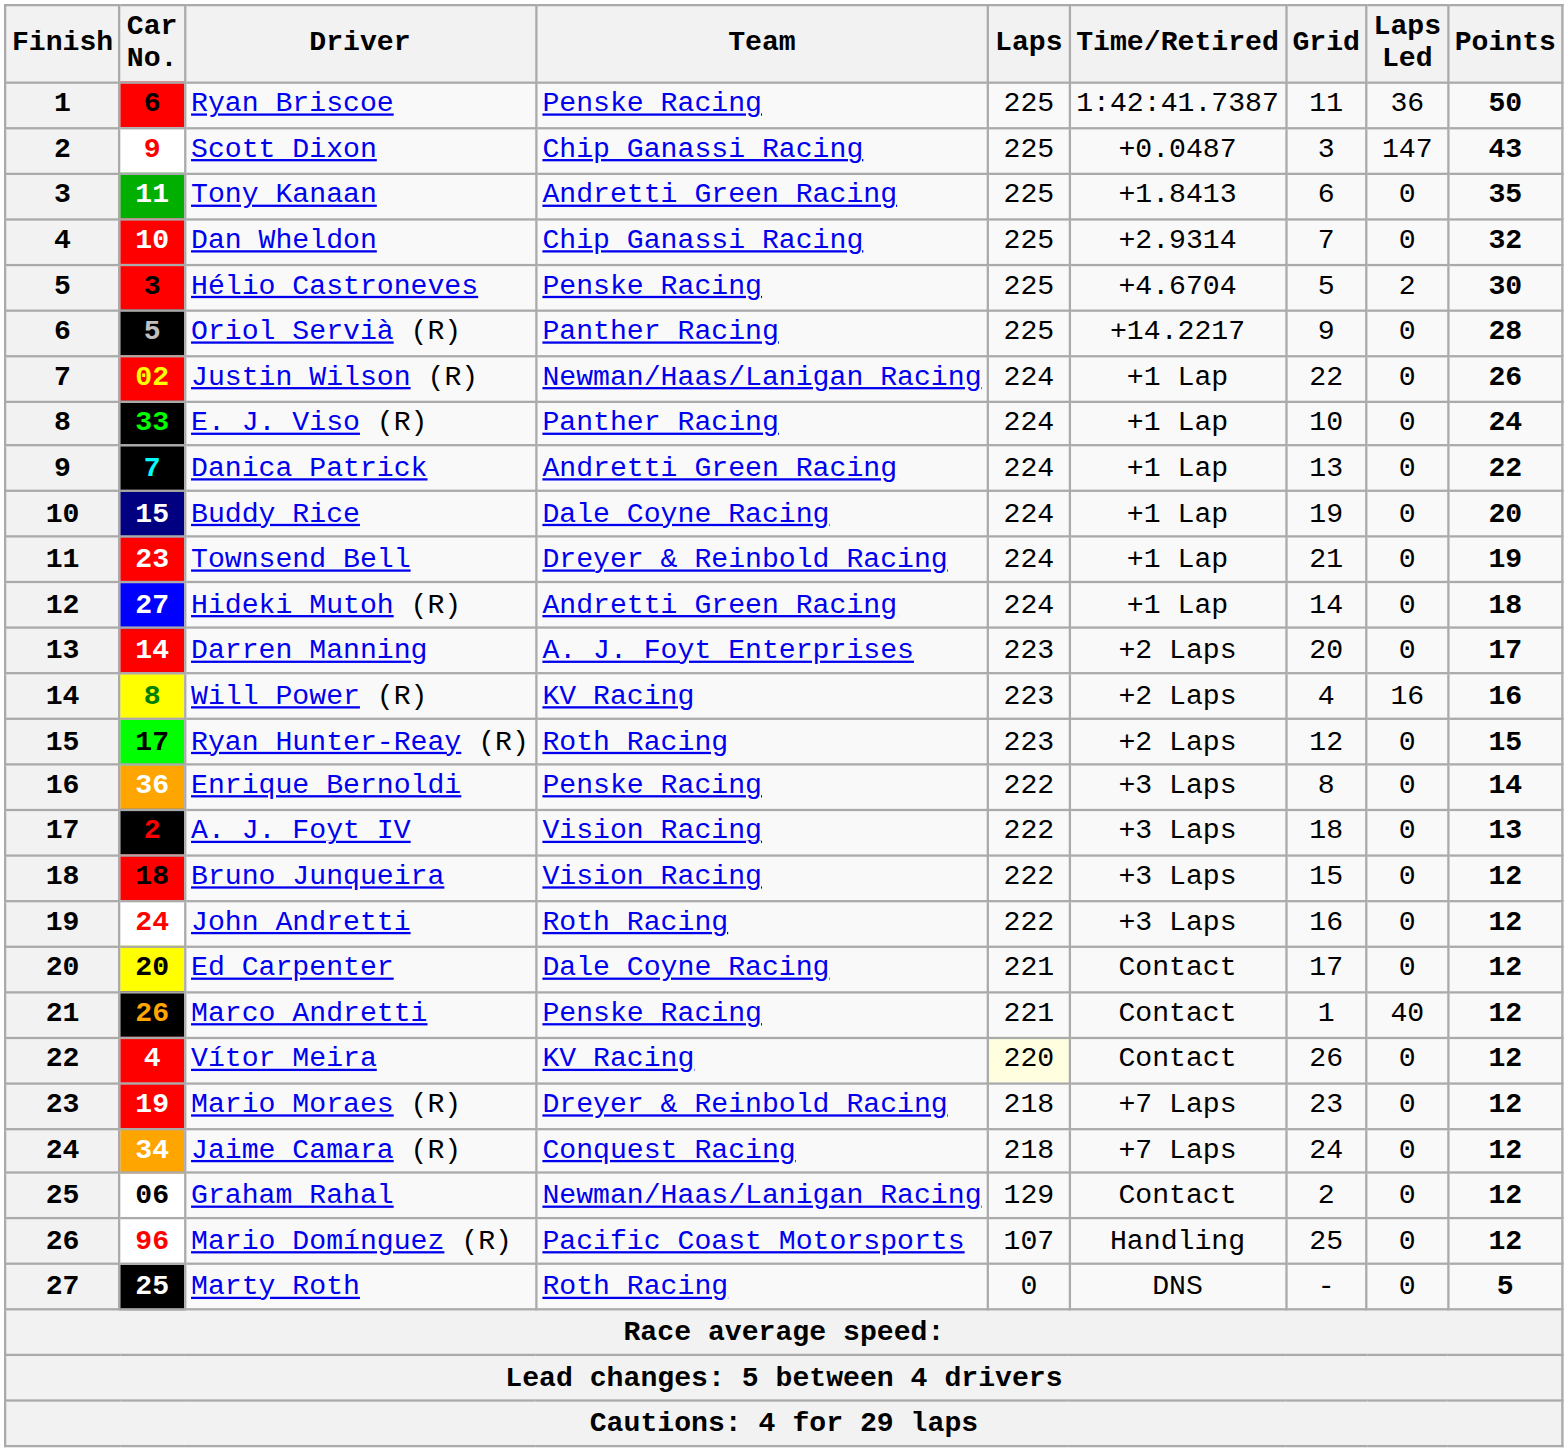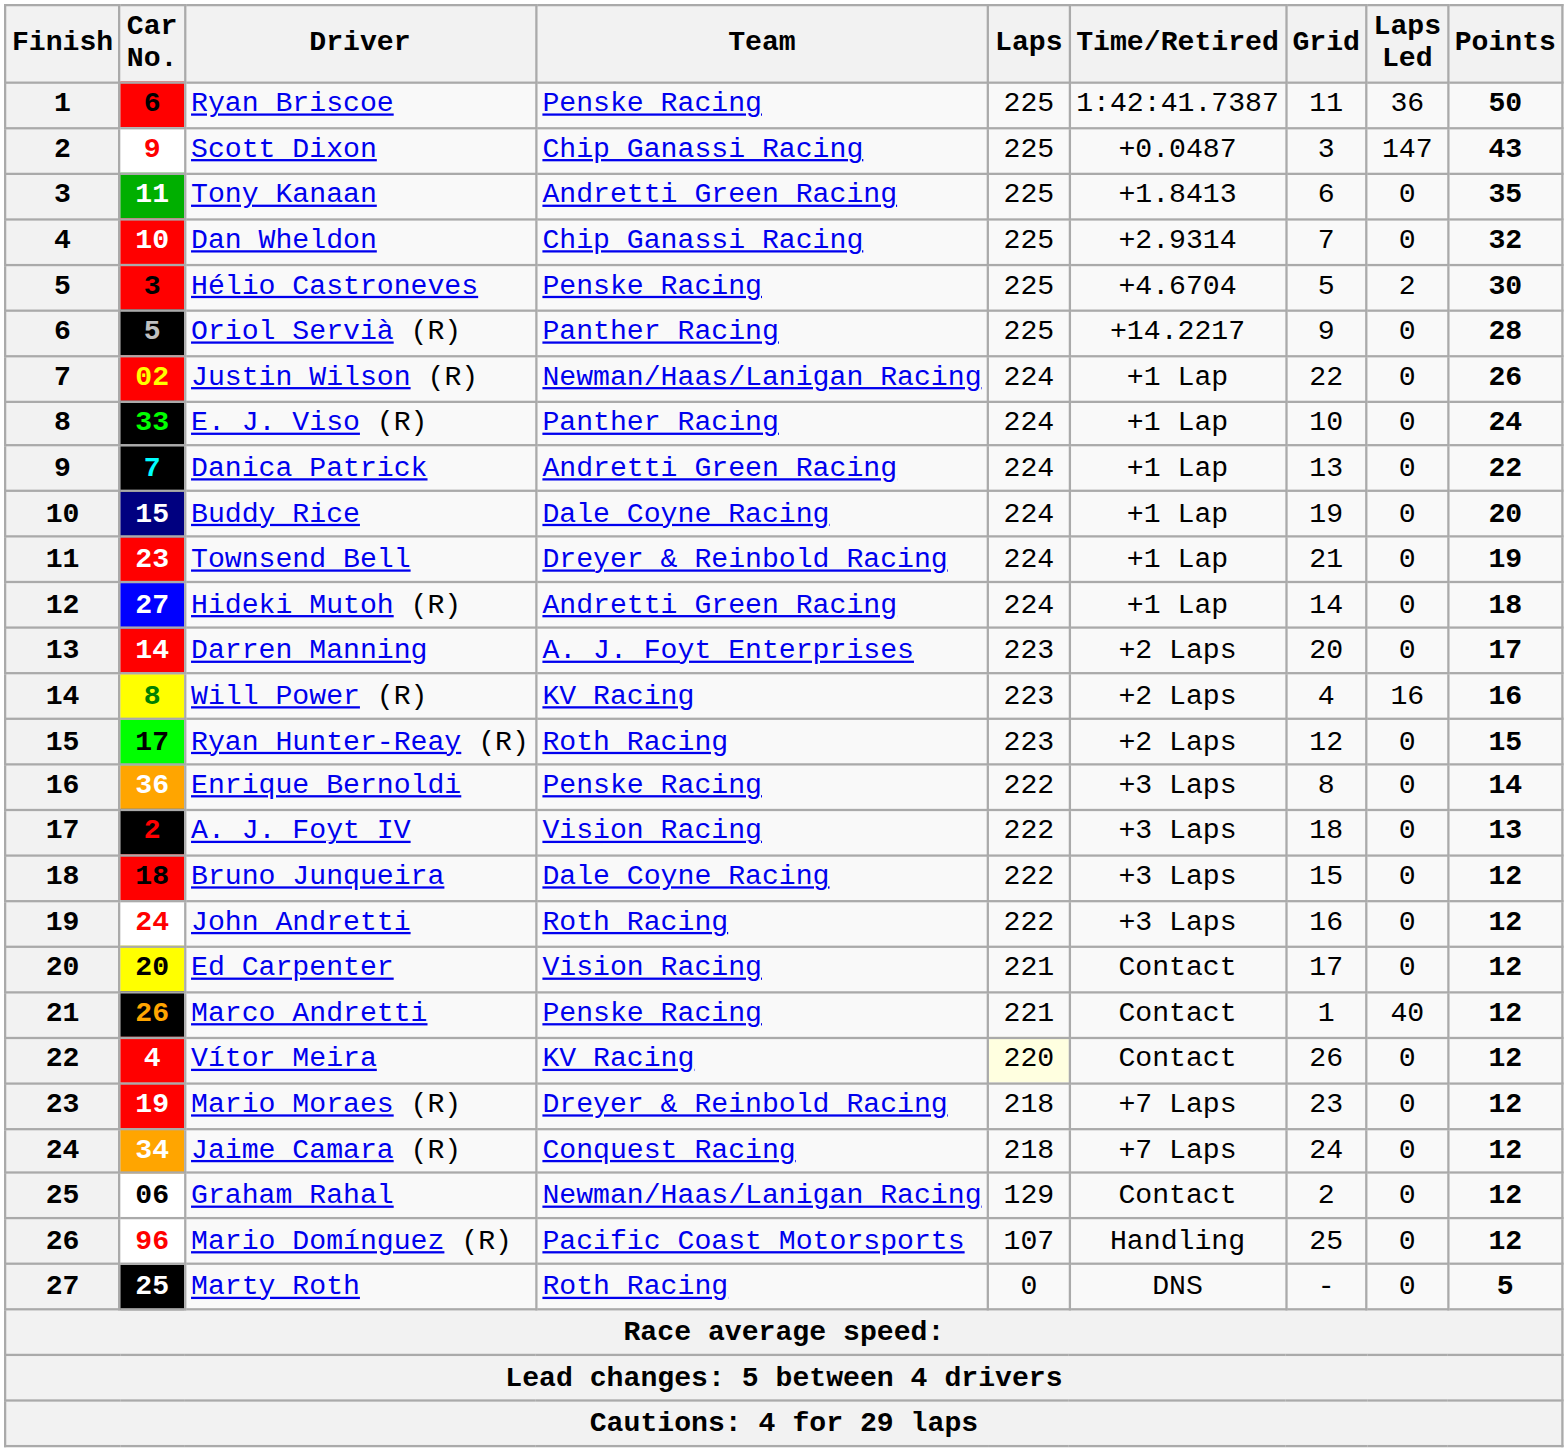(652, 878) Vision Racing -> (686, 878) Dale Coyne Racing
(686, 969) Dale Coyne Racing -> (652, 969) Vision Racing
